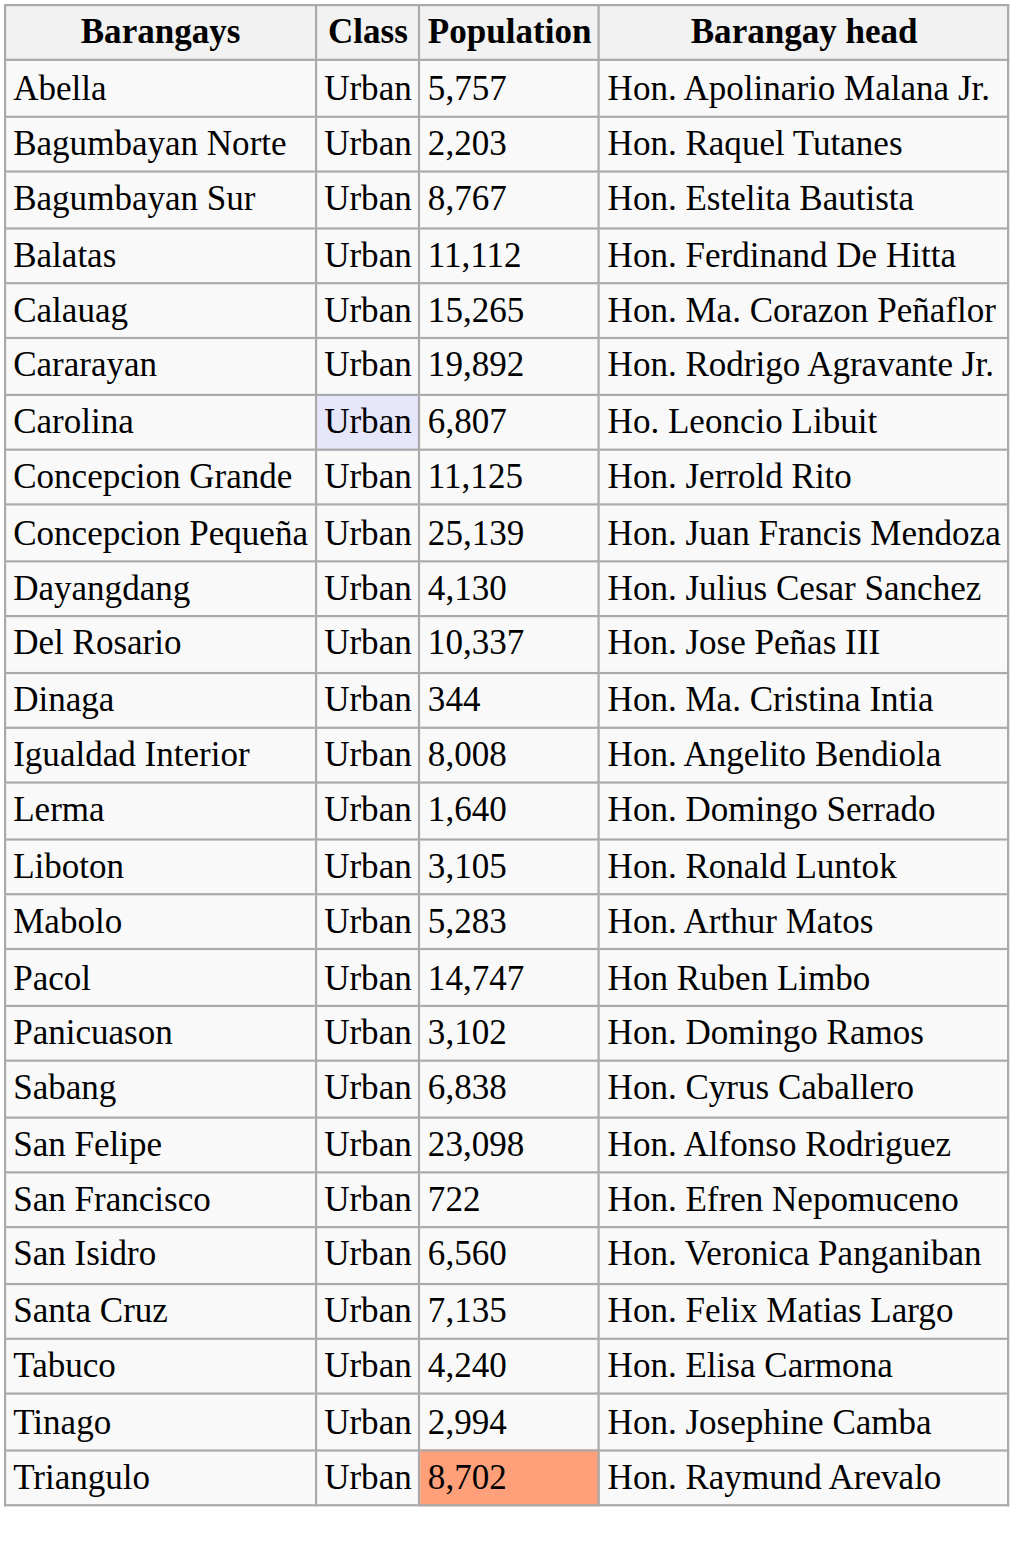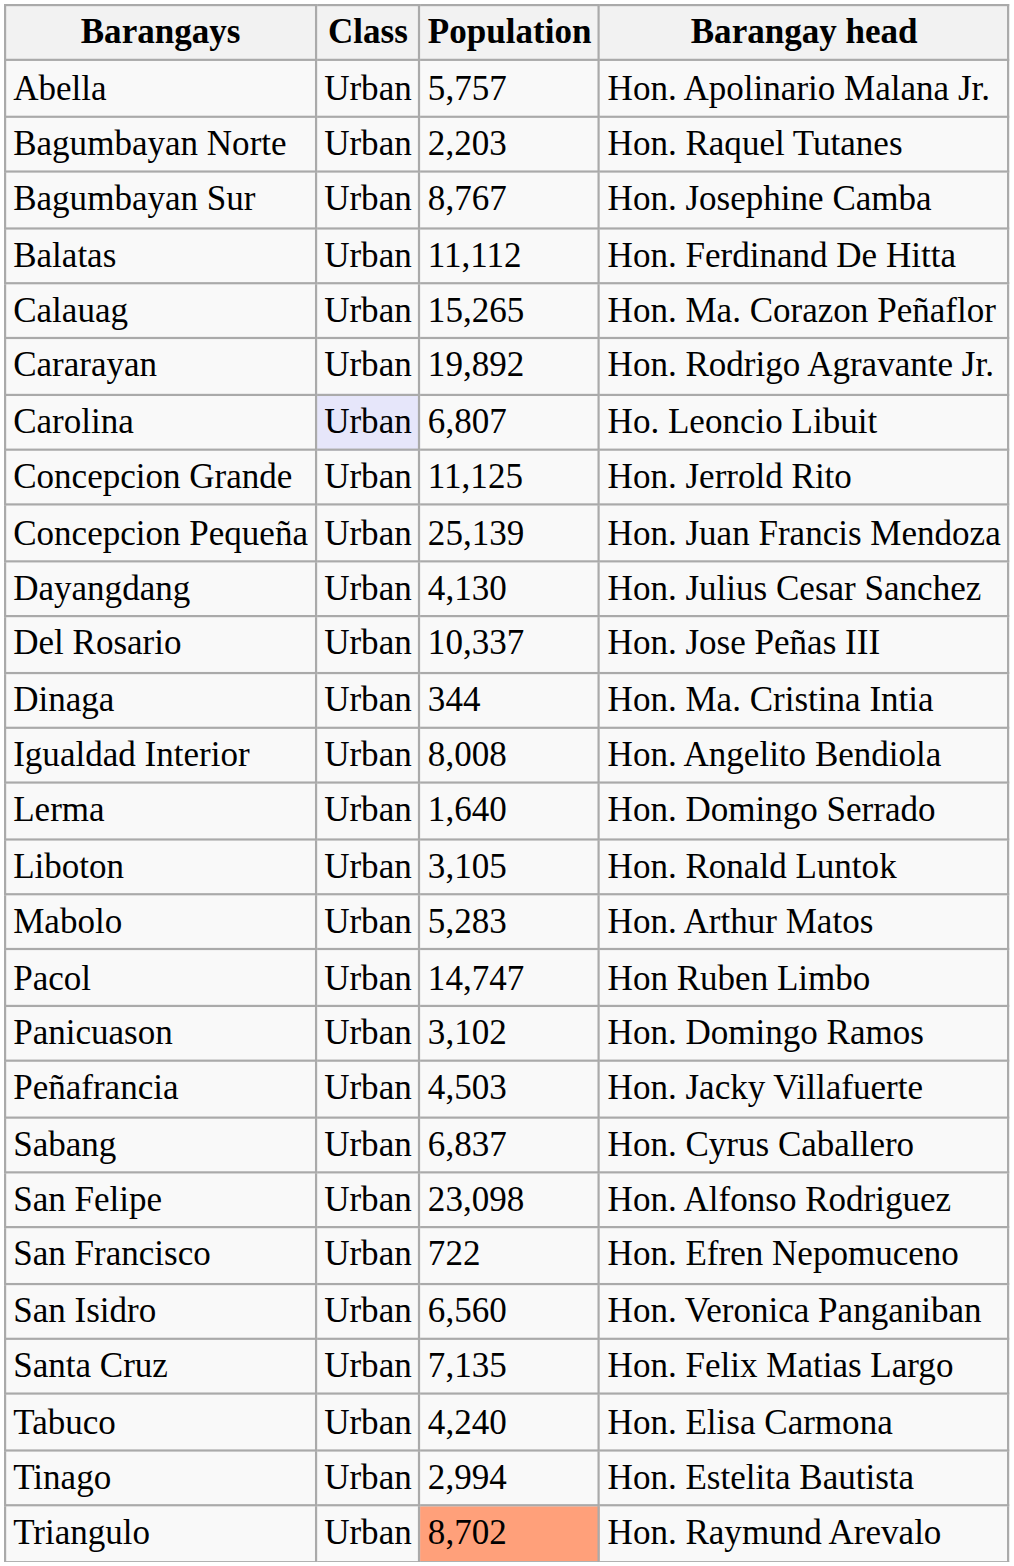(761, 198) Hon. Estelita Bautista -> (770, 198) Hon. Josephine Camba
+ row: (96, 1088)
(467, 1088) 6,838 -> (467, 1143) 6,837
(770, 1421) Hon. Josephine Camba -> (761, 1477) Hon. Estelita Bautista
